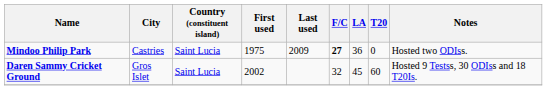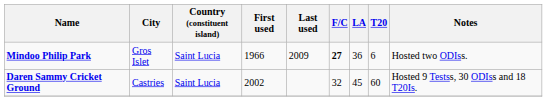(148, 50) Castries -> (142, 55) Gros Islet
(254, 50) 1975 -> (254, 55) 1966
(373, 50) 0 -> (373, 55) 6
(142, 71) Gros Islet -> (148, 82) Castries
